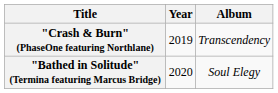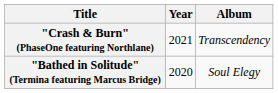(181, 39) 2019 -> (181, 39) 2021
